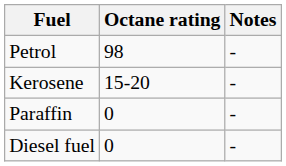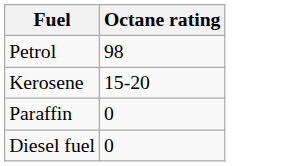- column: (253, 20)
